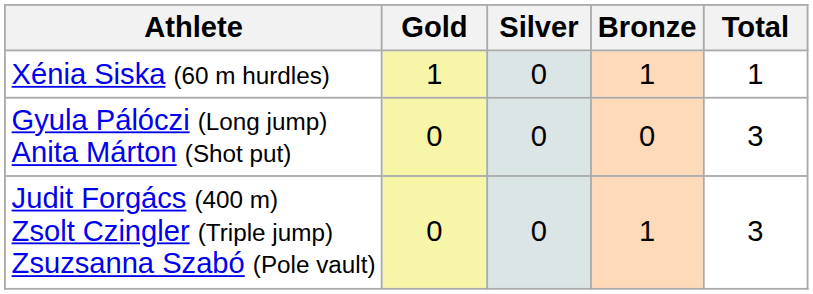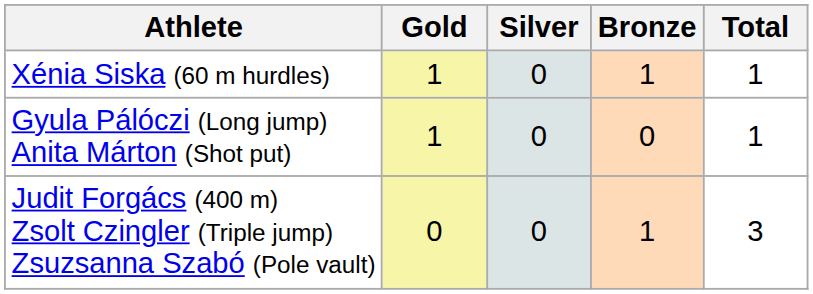(434, 136) 0 -> (434, 136) 1
(755, 136) 3 -> (755, 136) 1
